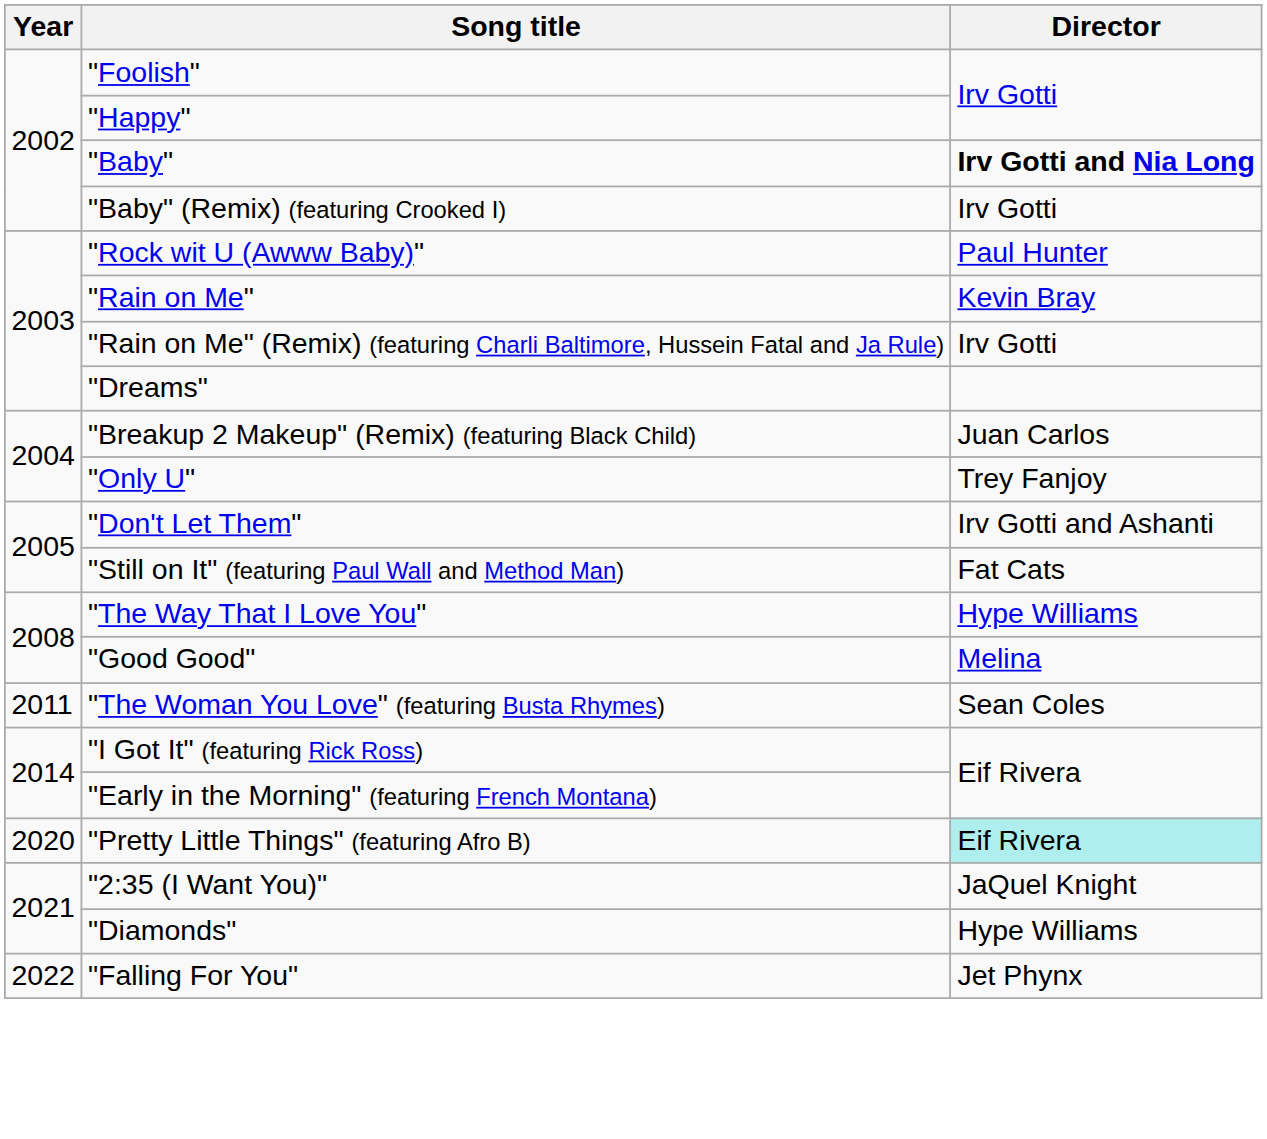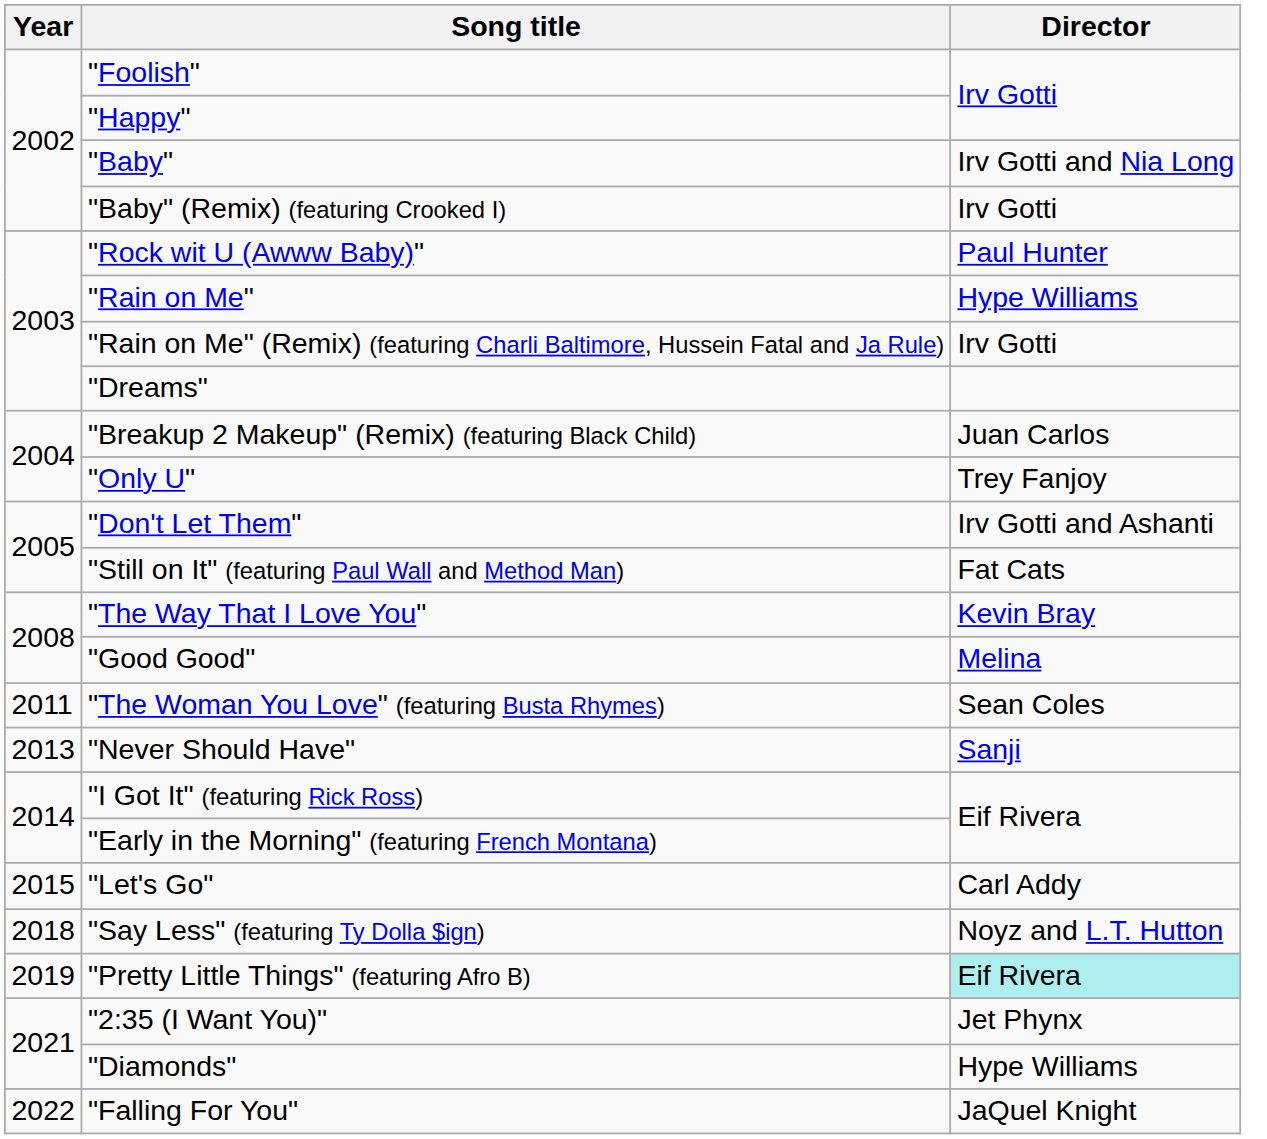(1106, 162) bold -> (1096, 162) normal
(1026, 298) Kevin Bray -> (1048, 298) Hype Williams
(1048, 614) Hype Williams -> (1026, 614) Kevin Bray
+ row: (222, 749)
+ row: (151, 885)
+ row: (286, 930)
(43, 840) 2020 -> (43, 975) 2019
(1047, 885) JaQuel Knight -> (1020, 1020) Jet Phynx
(1020, 975) Jet Phynx -> (1047, 1111) JaQuel Knight
